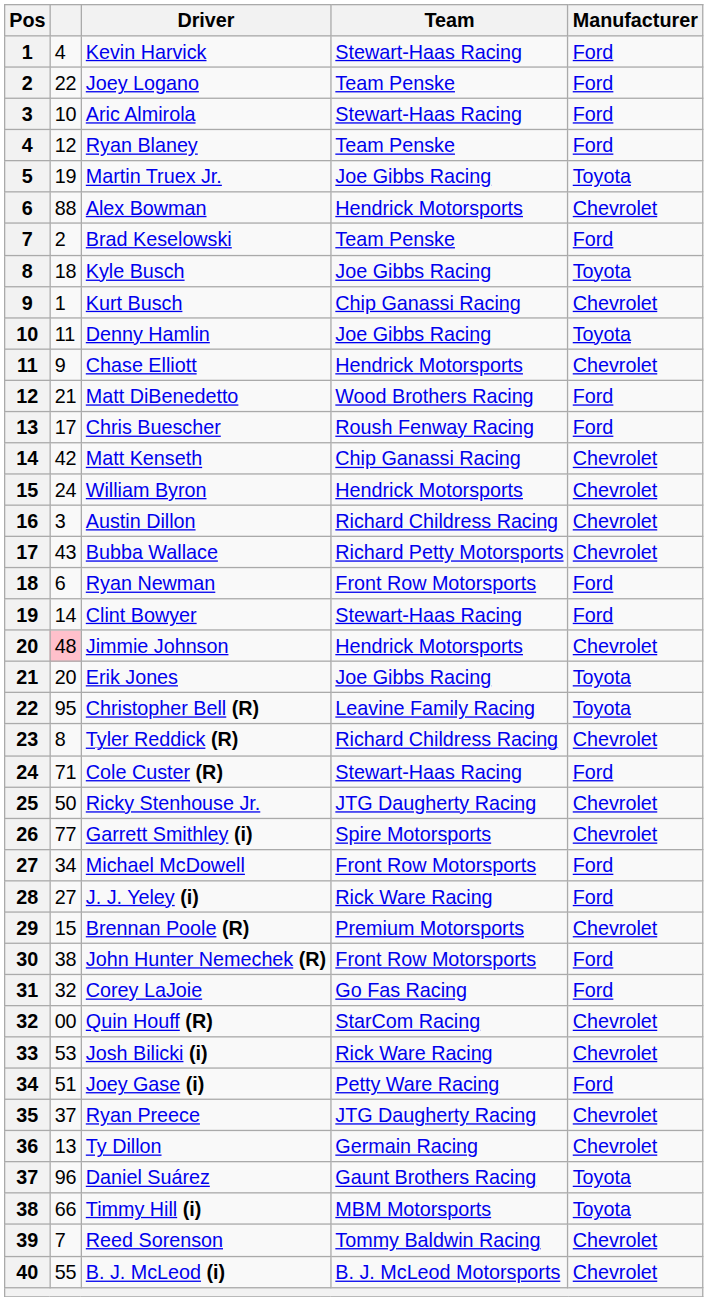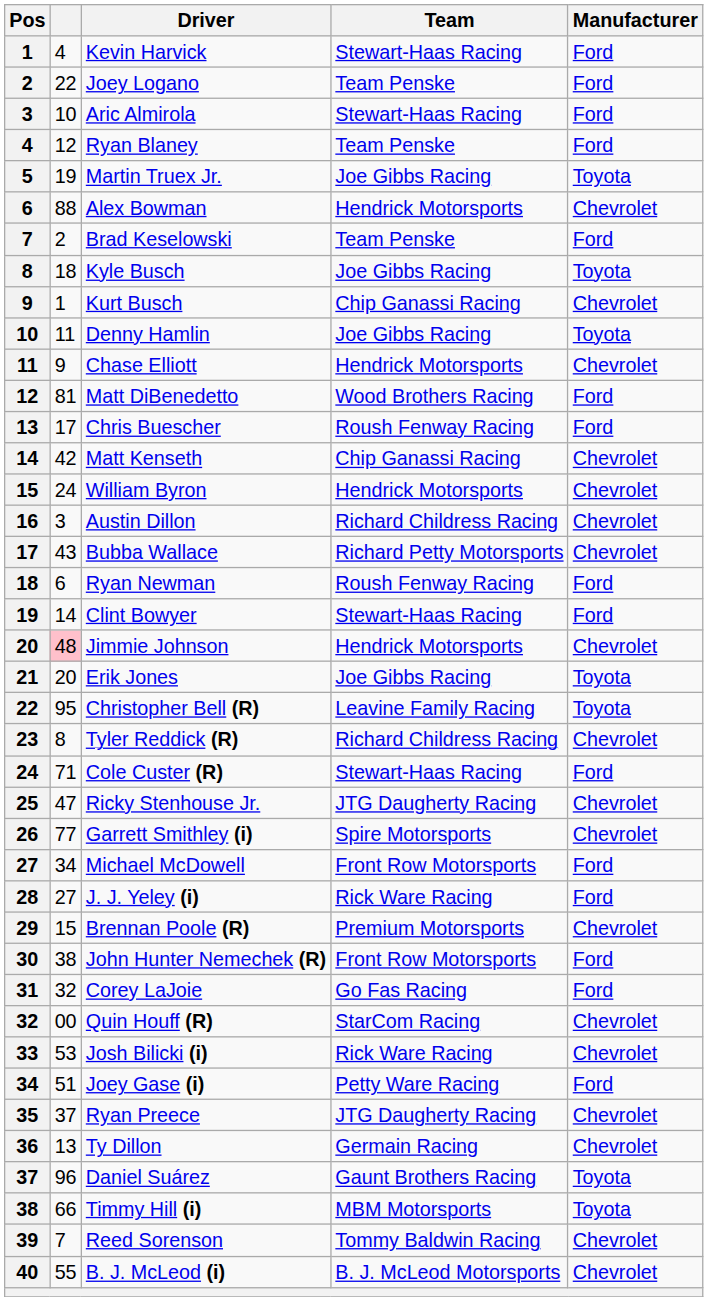(66, 396) 21 -> (66, 396) 81
(436, 584) Front Row Motorsports -> (435, 584) Roush Fenway Racing
(66, 803) 50 -> (66, 803) 47
